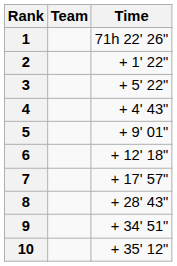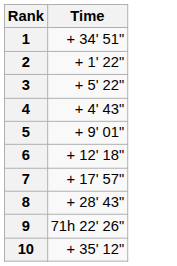- column: (69, 16)
(132, 39) 71h 22' 26" -> (95, 39) + 34' 51"
(140, 226) + 34' 51" -> (87, 226) 71h 22' 26"
